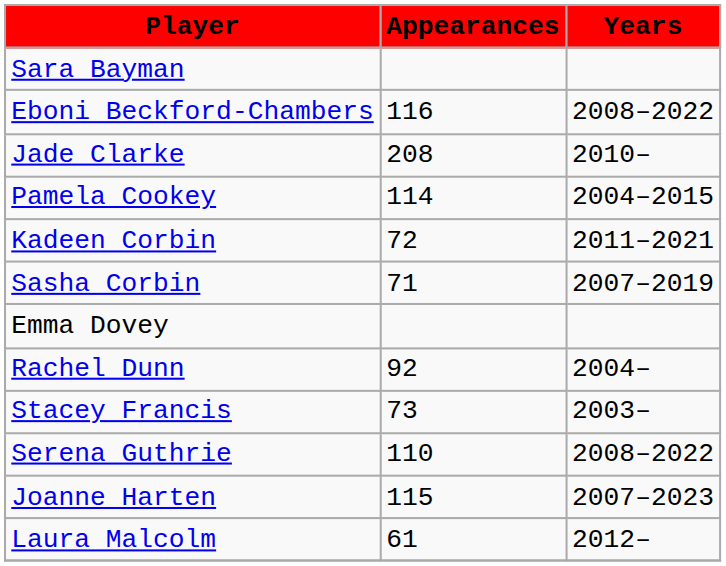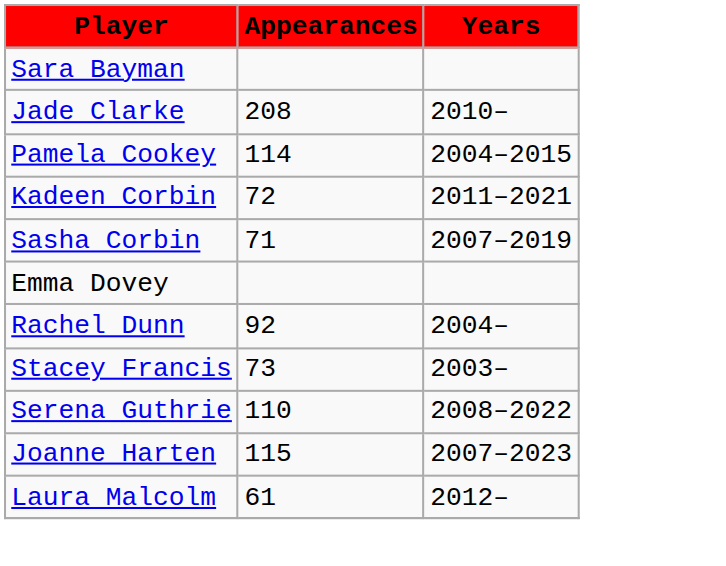- row: (192, 112)
